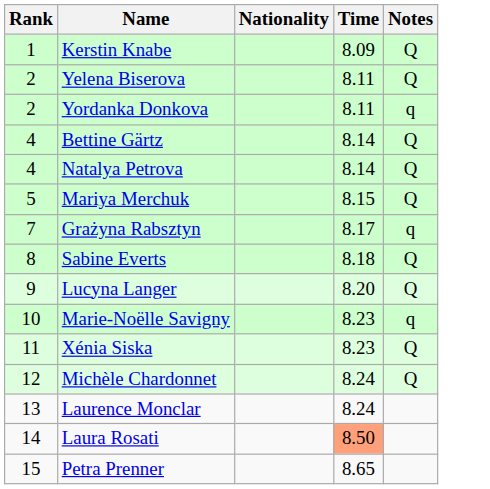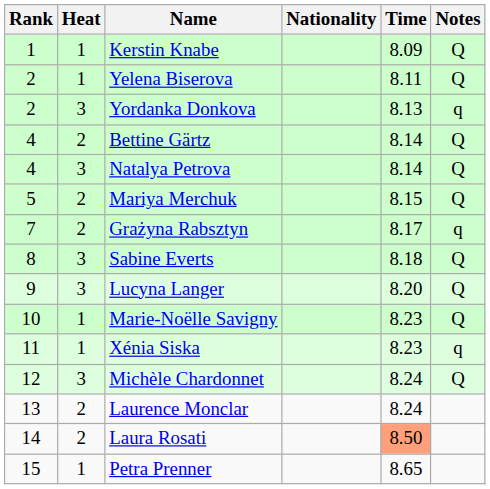+ column: (81, 19)
(358, 109) 8.11 -> (406, 109) 8.13
(411, 318) q -> (458, 318) Q
(411, 348) Q -> (458, 348) q
